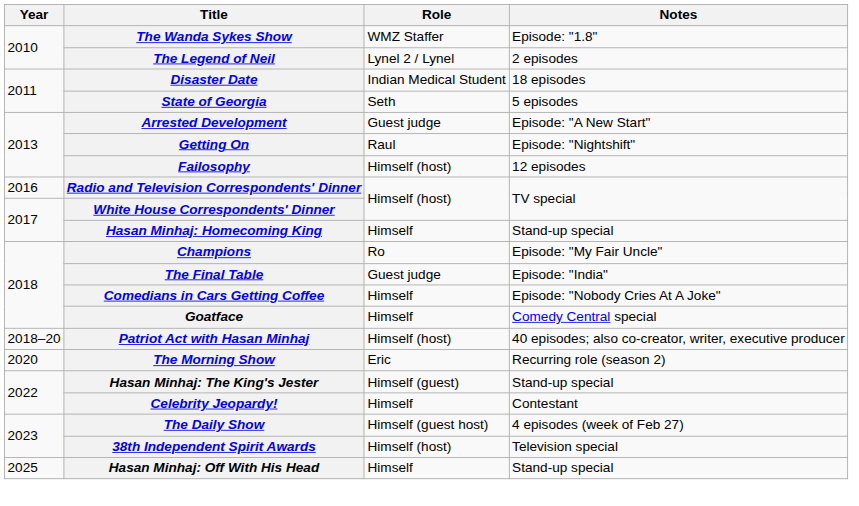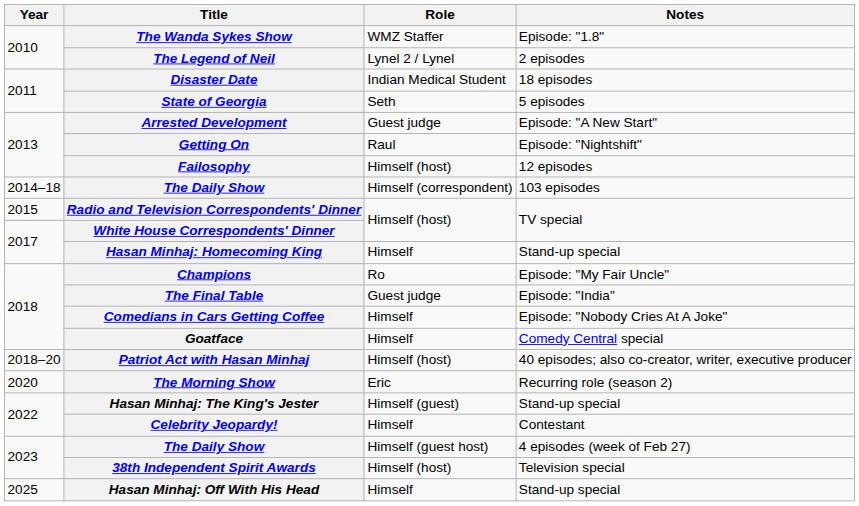+ row: (214, 187)
(23, 187) 2016 -> (23, 209) 2015
